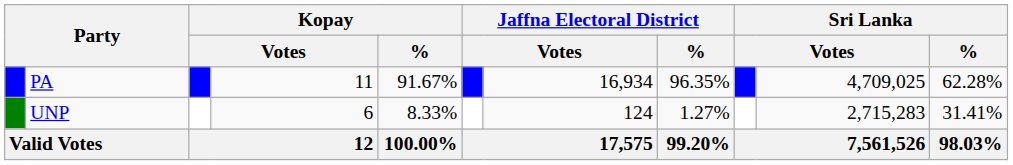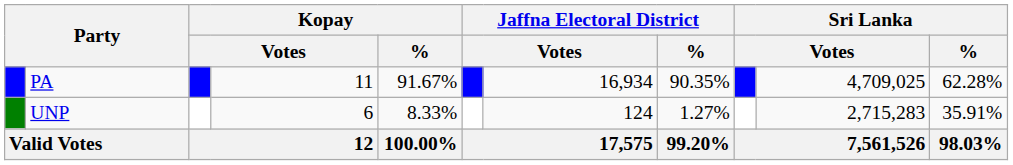(700, 81) 96.35% -> (700, 81) 90.35%
(972, 112) 31.41% -> (972, 112) 35.91%
